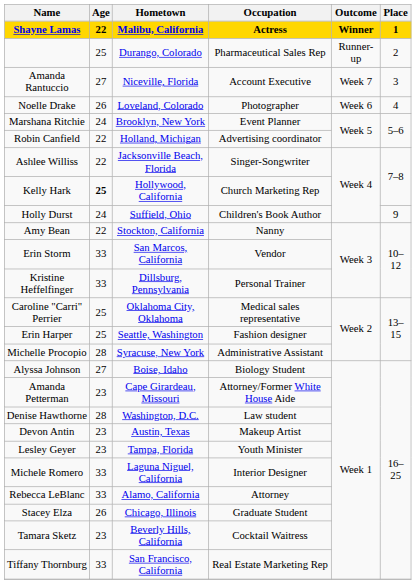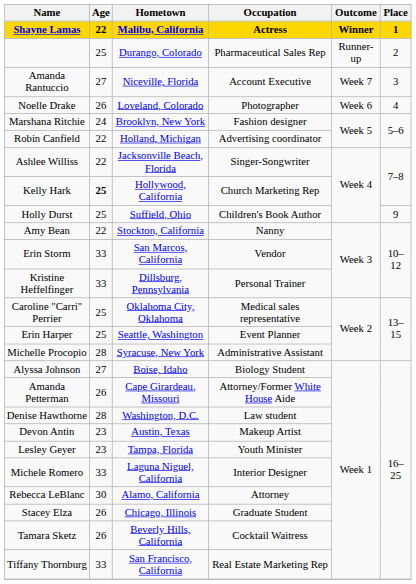(270, 122) Event Planner -> (270, 122) Fashion designer
(101, 214) 24 -> (101, 214) 25
(270, 335) Fashion designer -> (270, 335) Event Planner
(101, 392) 23 -> (101, 392) 26
(101, 495) 33 -> (101, 495) 30
(101, 535) 23 -> (101, 535) 26
